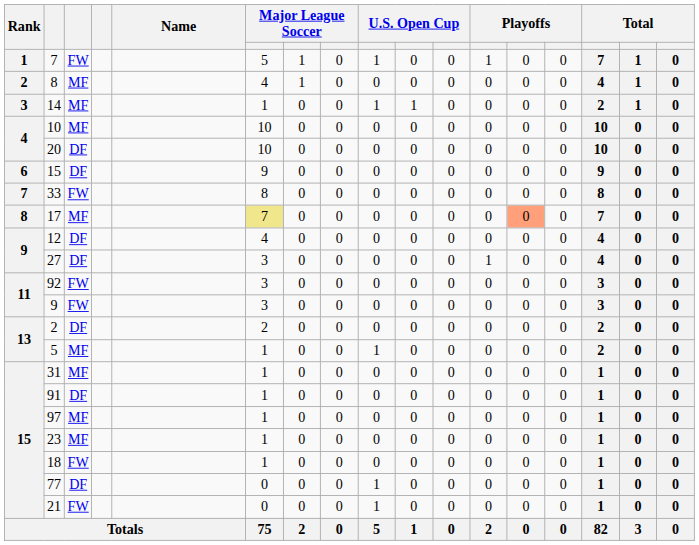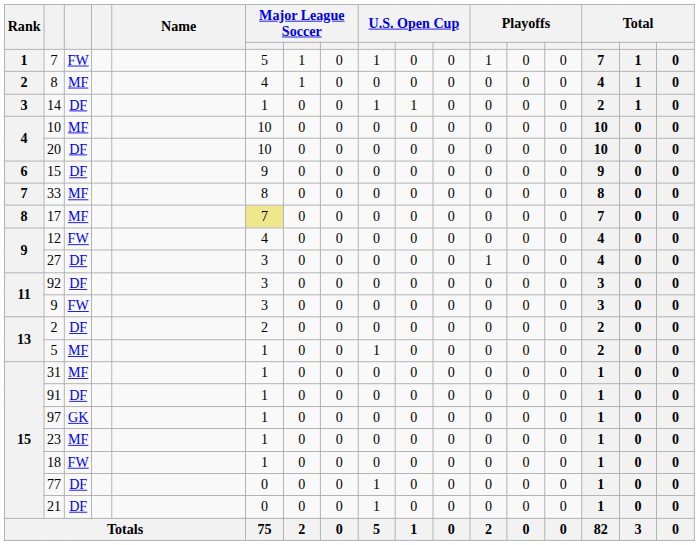(78, 104) MF -> (78, 104) DF
(78, 194) FW -> (78, 194) MF
(526, 216) lightsalmon background -> (526, 216) no background
(78, 238) DF -> (78, 238) FW
(78, 283) FW -> (78, 283) DF
(78, 417) MF -> (78, 417) GK
(78, 506) FW -> (78, 506) DF
